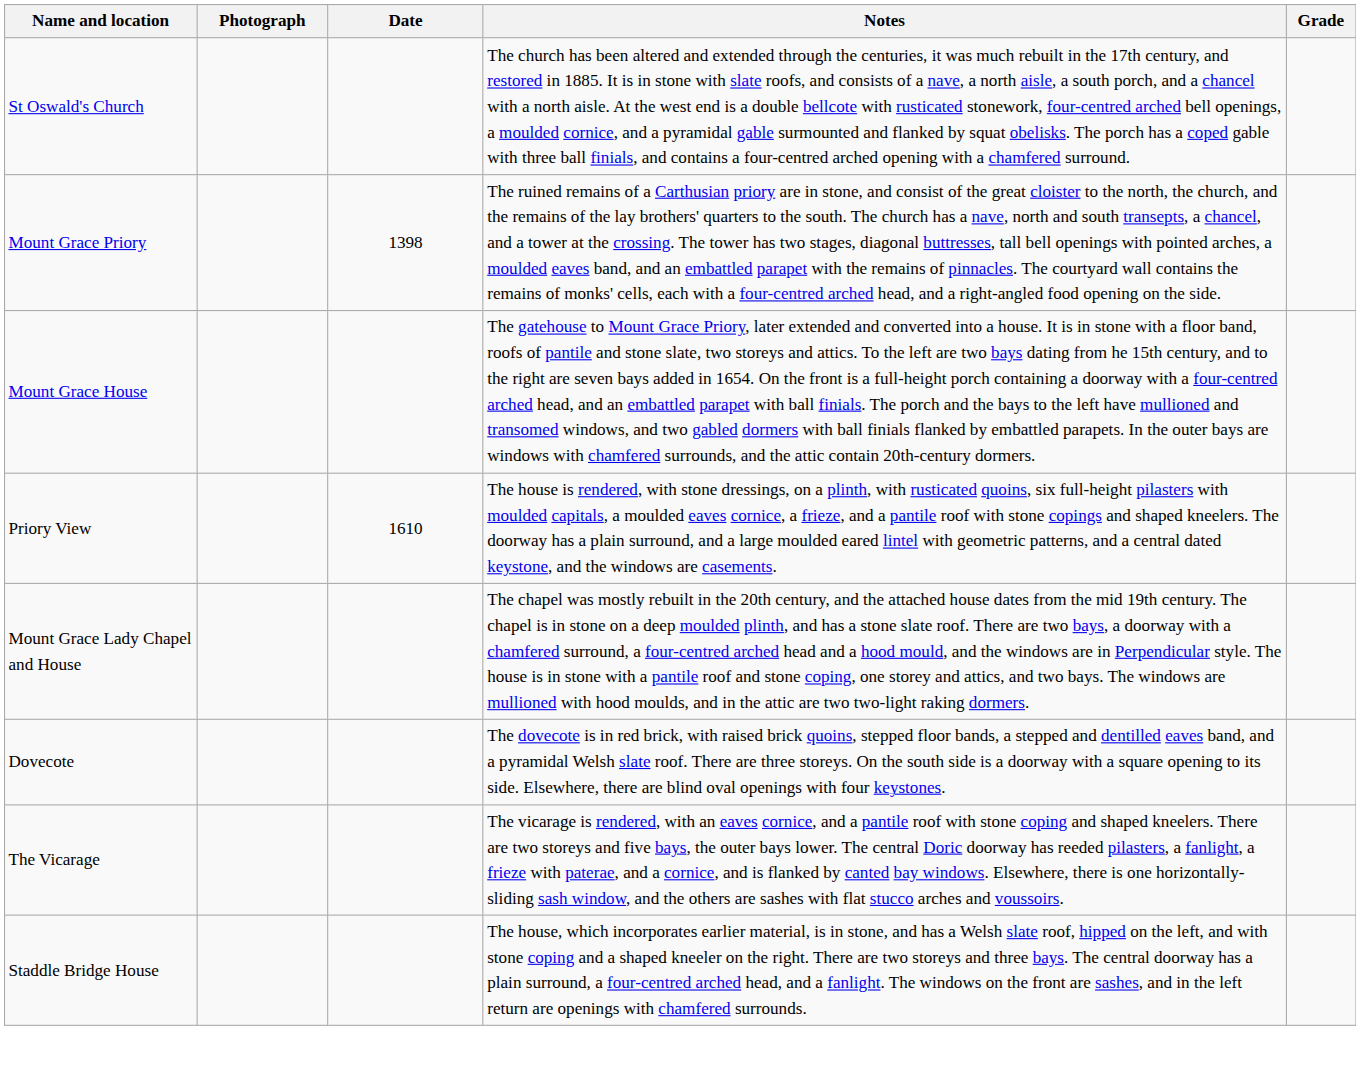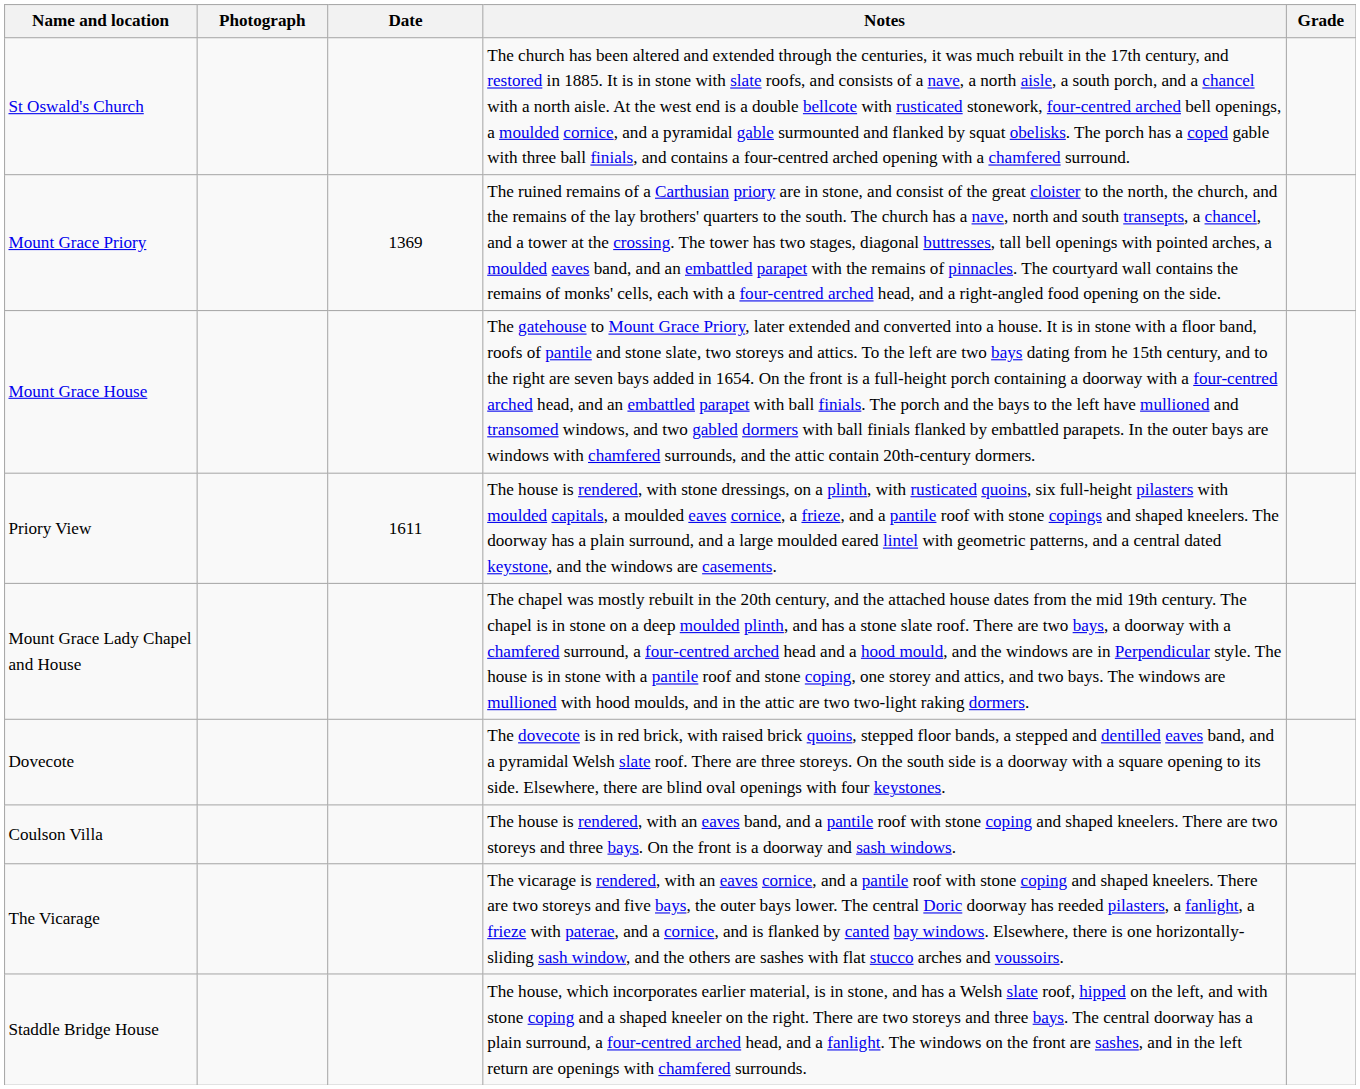(406, 242) 1398 -> (406, 242) 1369
(406, 527) 1610 -> (406, 527) 1611
+ row: (56, 834)
